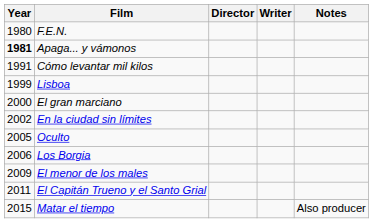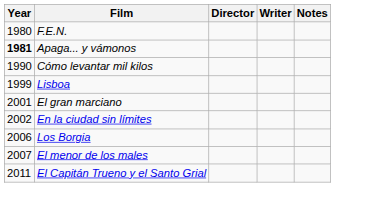(19, 66) 1991 -> (19, 66) 1990
(19, 102) 2000 -> (19, 102) 2001
- row: (53, 137)
(19, 173) 2009 -> (19, 155) 2007
- row: (76, 208)
